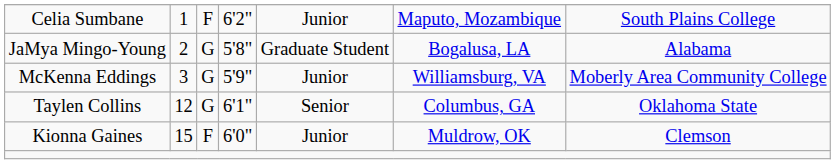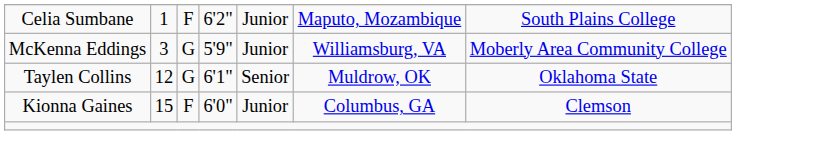- row: (87, 48)
(479, 106) Columbus, GA -> (379, 77) Muldrow, OK
(479, 135) Muldrow, OK -> (379, 106) Columbus, GA
